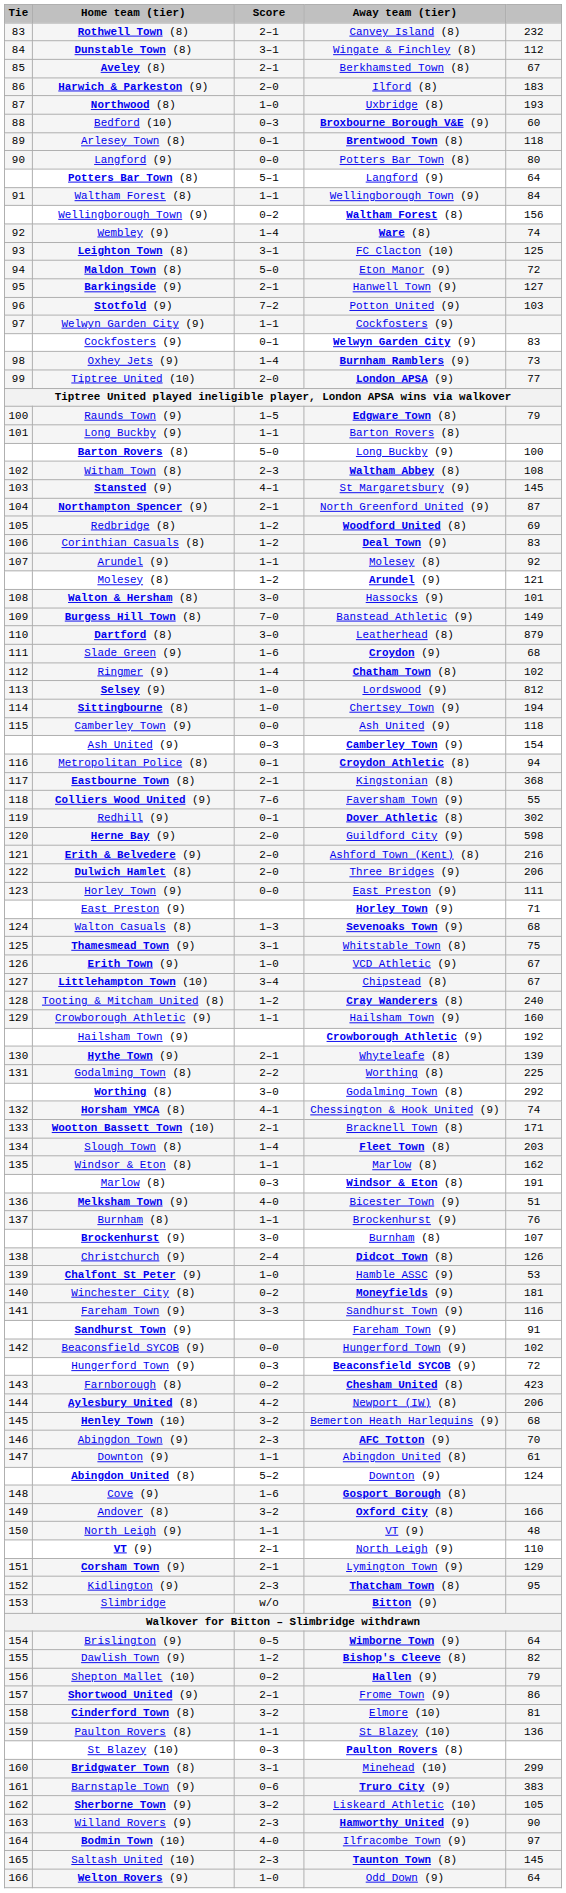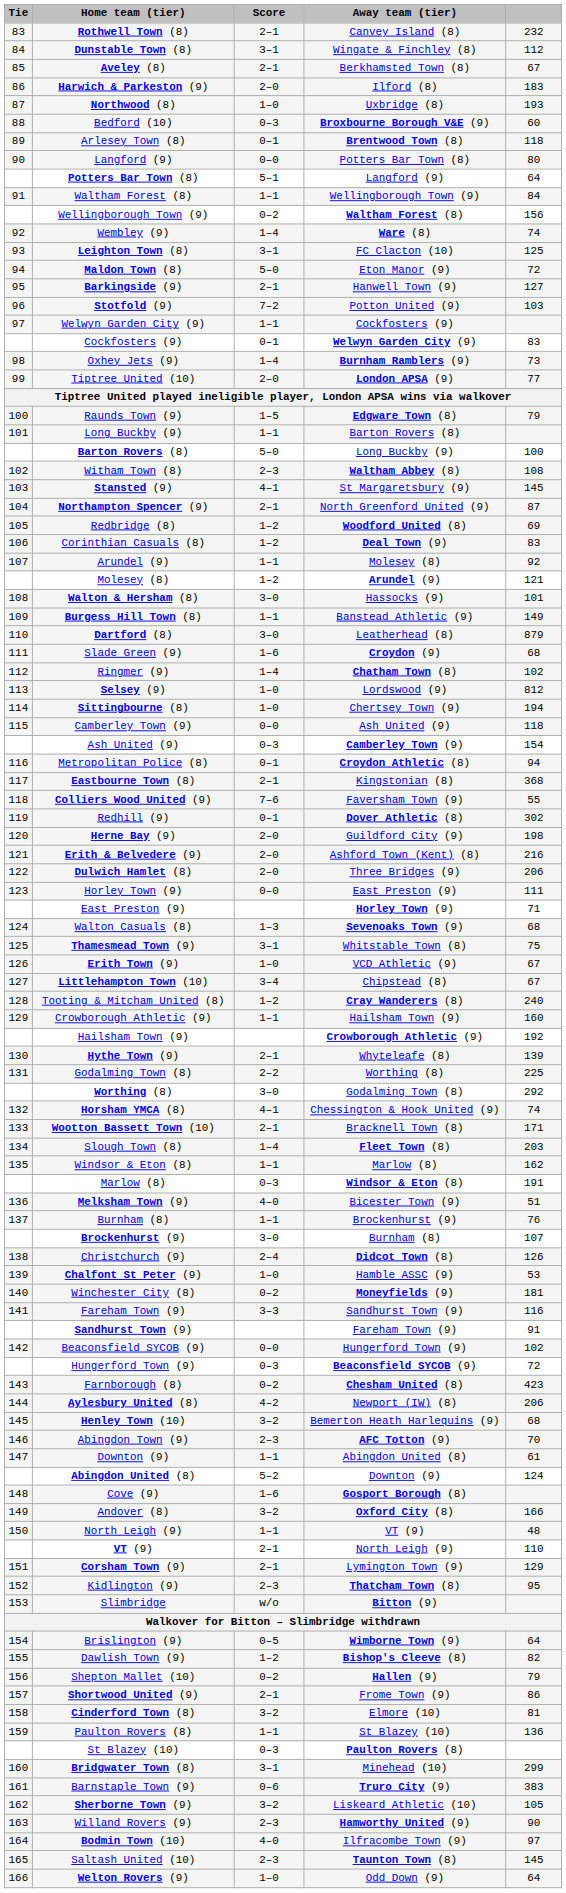(269, 617) 7–0 -> (269, 617) 1–1
(534, 836) 598 -> (534, 836) 198
